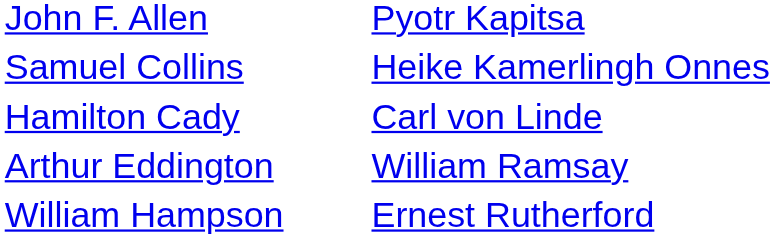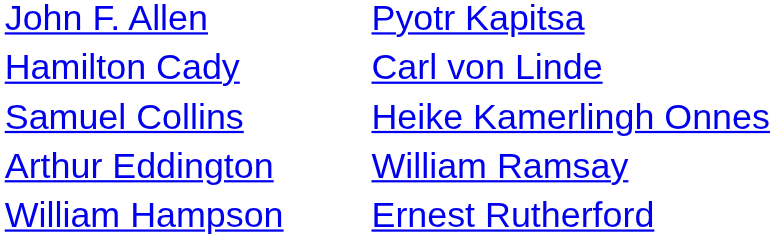rows swapped: (122, 116) <-> (124, 67)
